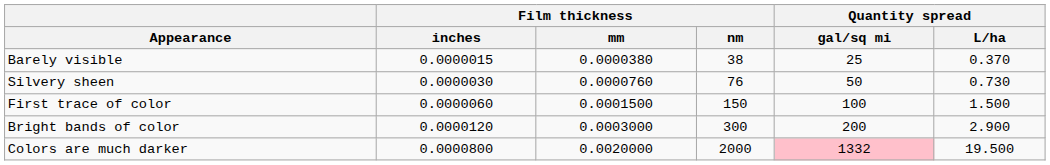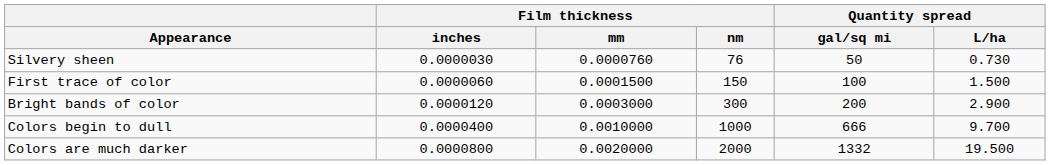- row: (65, 60)
+ row: (90, 127)
(854, 149) pink background -> (854, 149) no background
